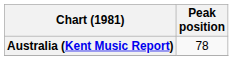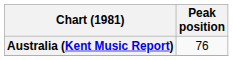(202, 45) 78 -> (202, 45) 76
